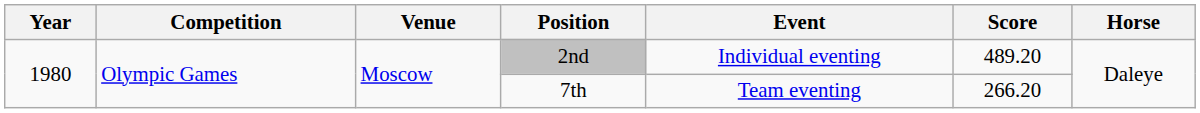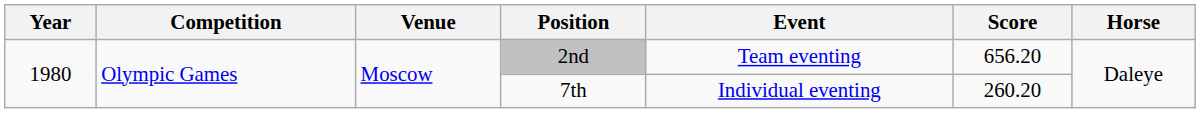(799, 56) Individual eventing -> (799, 56) Team eventing
(1012, 56) 489.20 -> (1012, 56) 656.20
(799, 90) Team eventing -> (799, 90) Individual eventing
(1012, 90) 266.20 -> (1012, 90) 260.20
